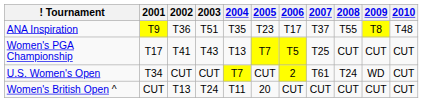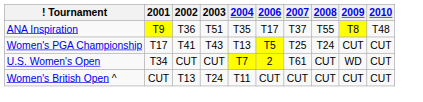- column: (265, 13)
(348, 51) CUT -> (325, 45) T24
(348, 73) T24 -> (325, 62) CUT
